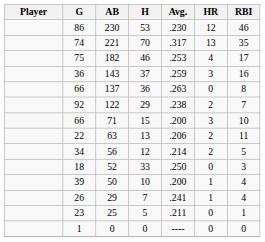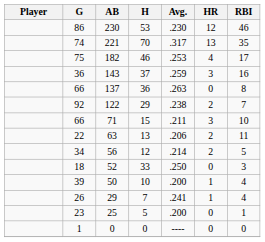(178, 120) .200 -> (178, 120) .211
(178, 213) .211 -> (178, 213) .200
